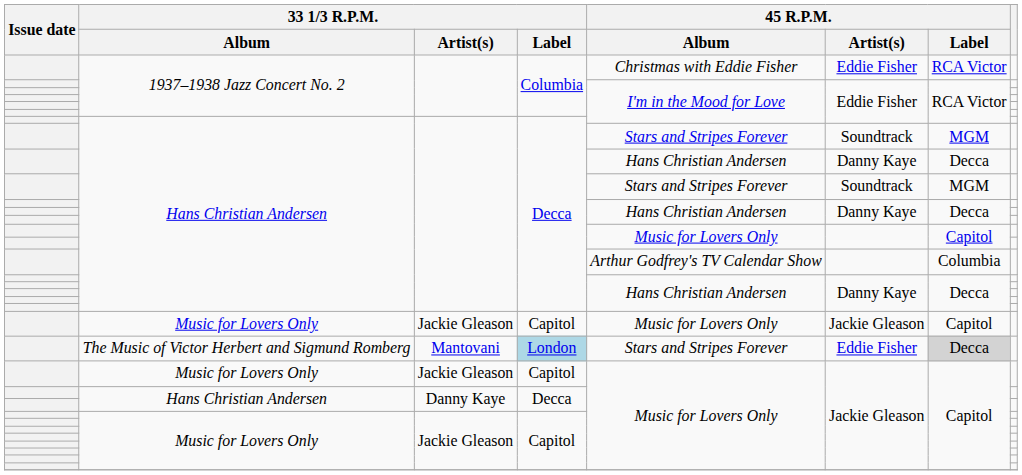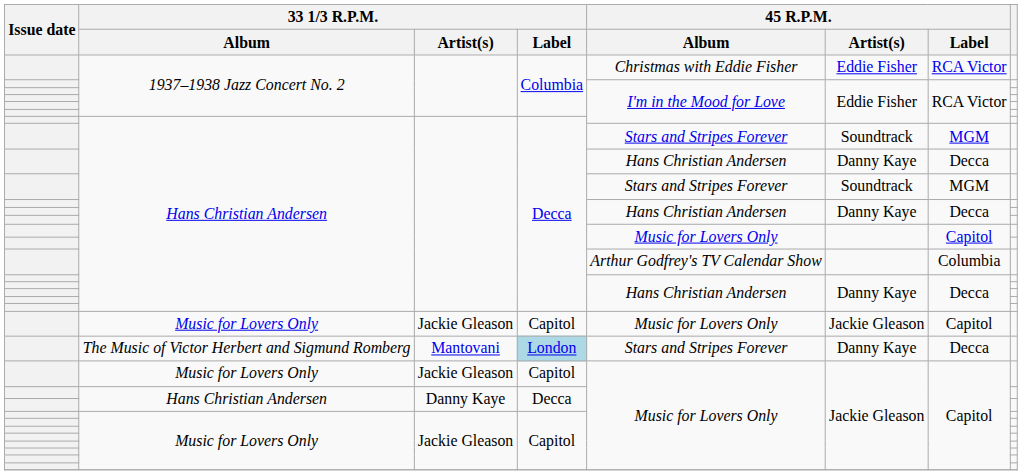(877, 348) Eddie Fisher -> (877, 348) Danny Kaye
(969, 348) lightgrey background -> (969, 348) no background
